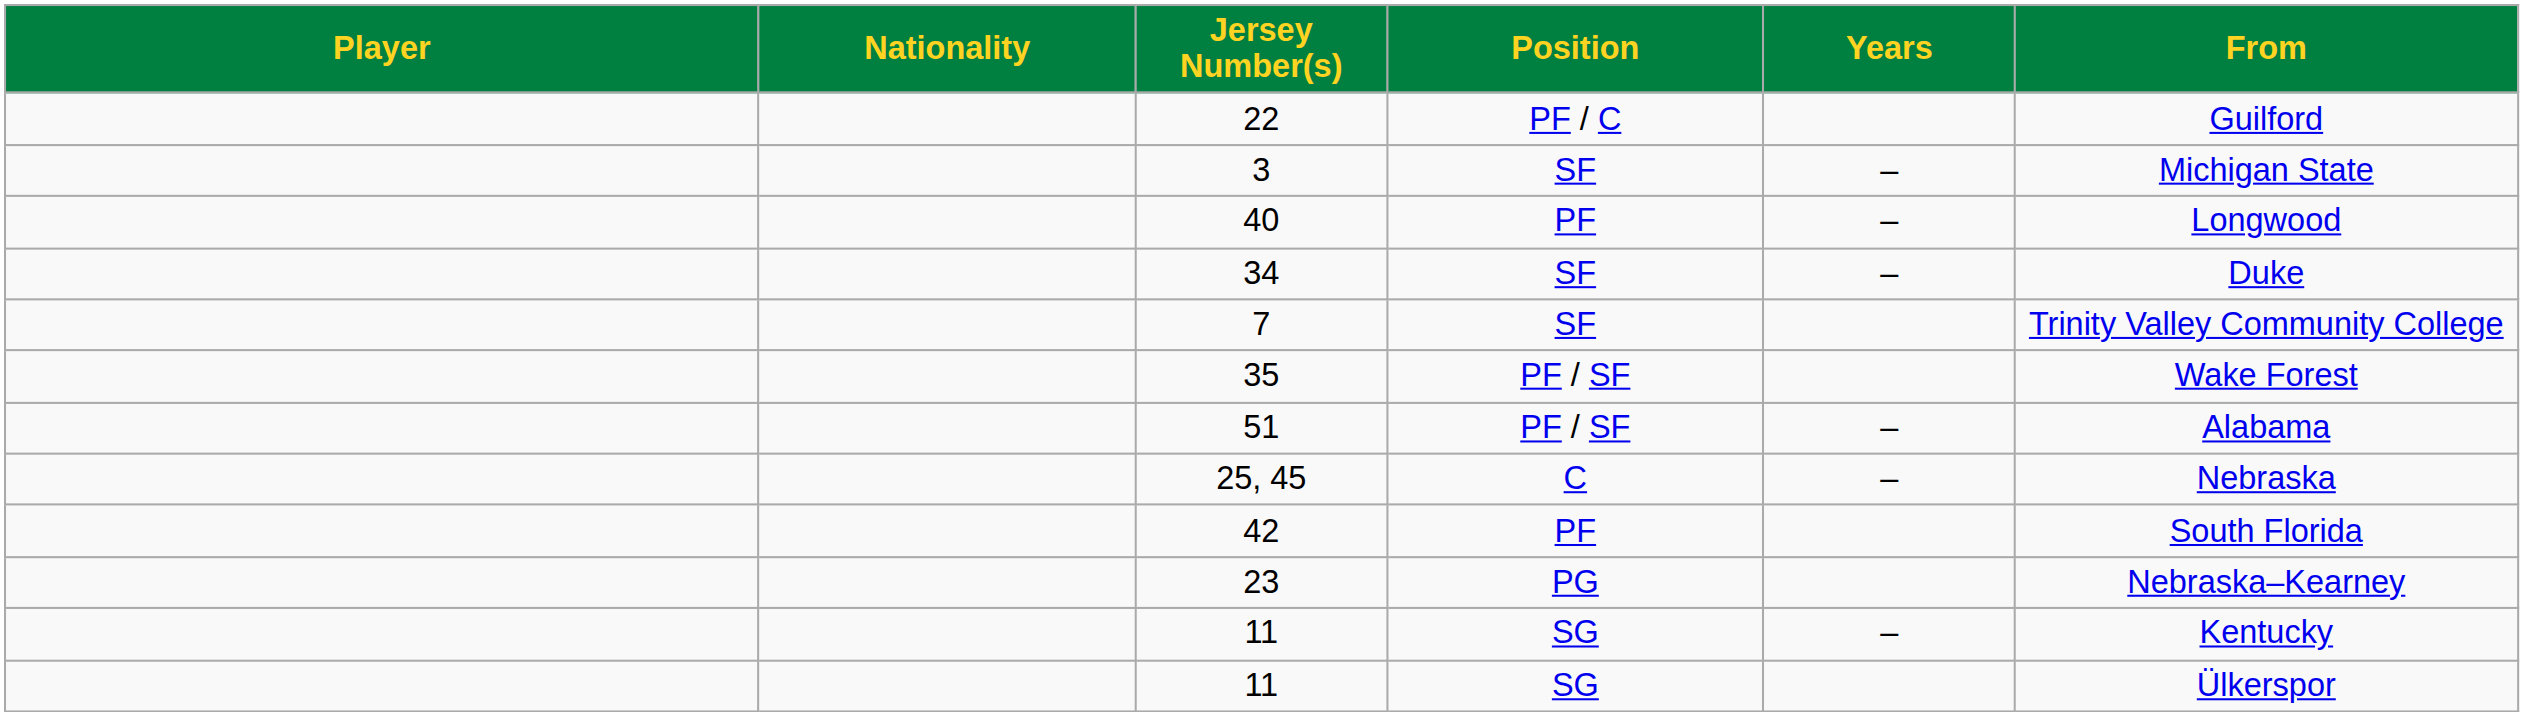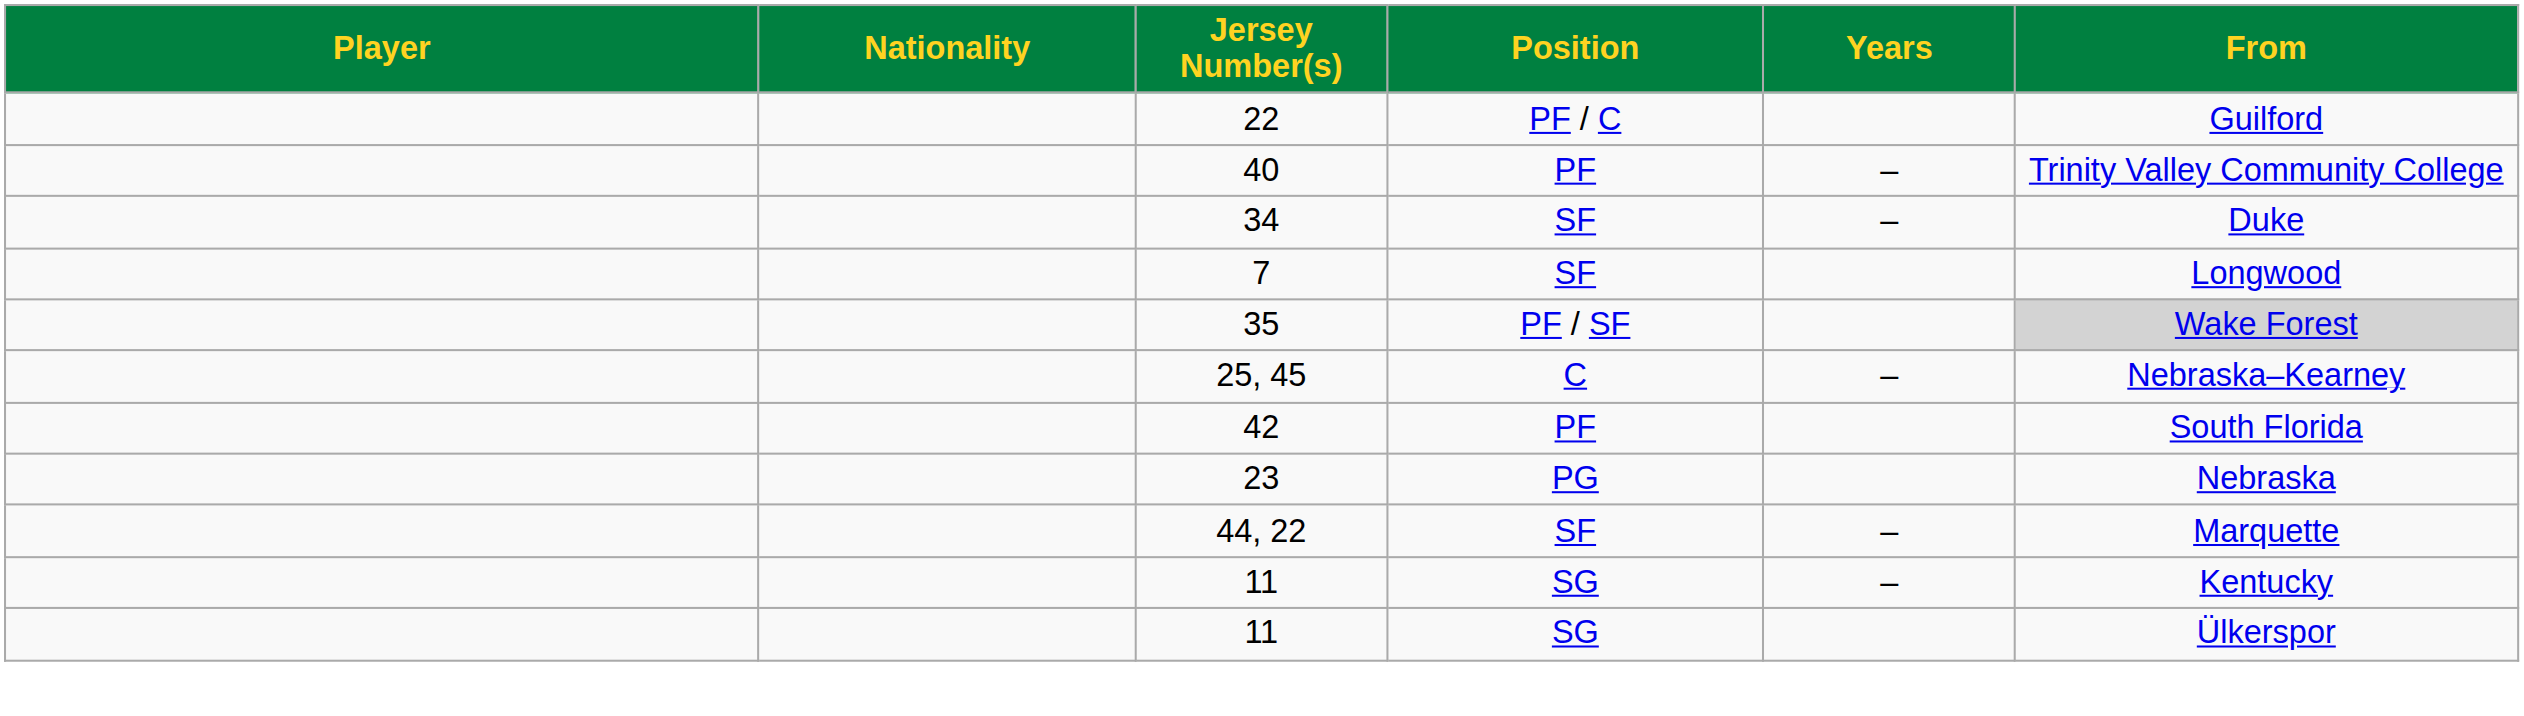- row: (1261, 169)
(2266, 221) Longwood -> (2266, 169) Trinity Valley Community College
(2266, 324) Trinity Valley Community College -> (2266, 272) Longwood
(2266, 375) no background -> (2266, 324) lightgrey background
- row: (1261, 427)
(2266, 478) Nebraska -> (2266, 375) Nebraska–Kearney
(2266, 581) Nebraska–Kearney -> (2266, 478) Nebraska
+ row: (1261, 530)
